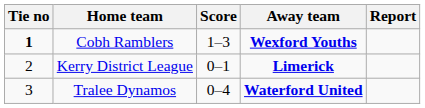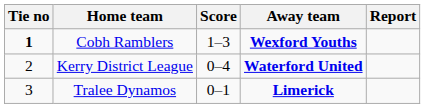(218, 66) 0–1 -> (218, 66) 0–4
(303, 66) Limerick -> (303, 66) Waterford United
(218, 90) 0–4 -> (218, 90) 0–1
(303, 90) Waterford United -> (303, 90) Limerick
